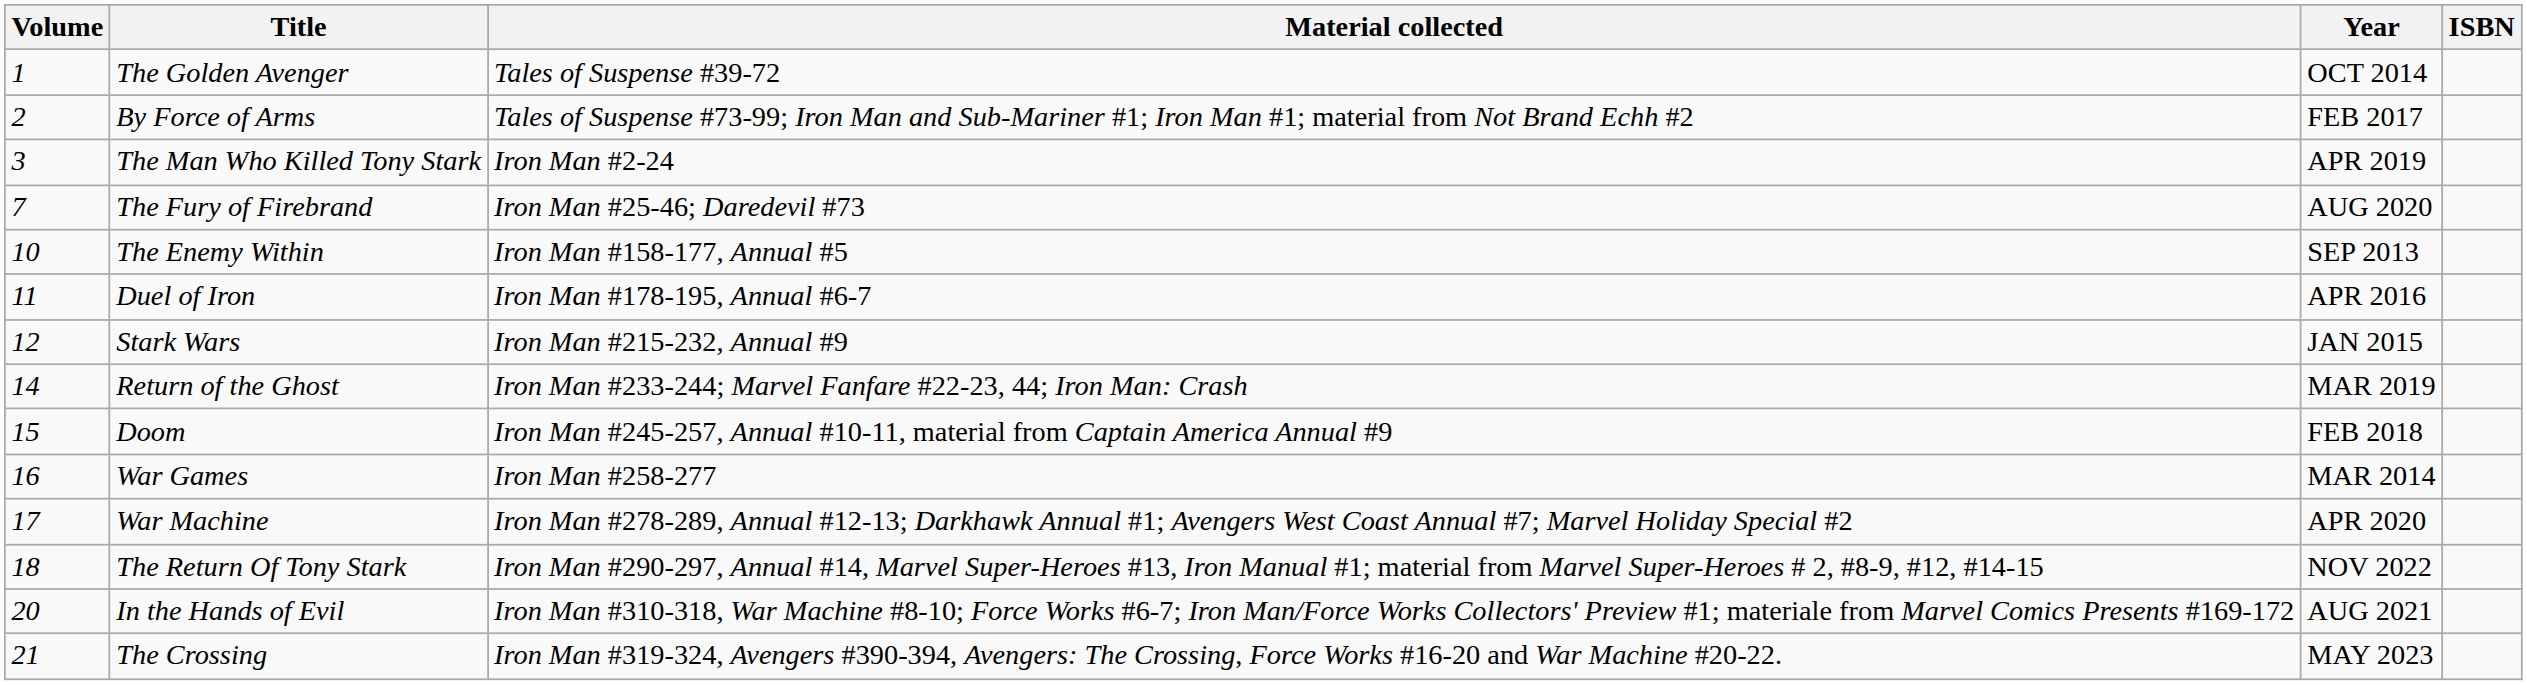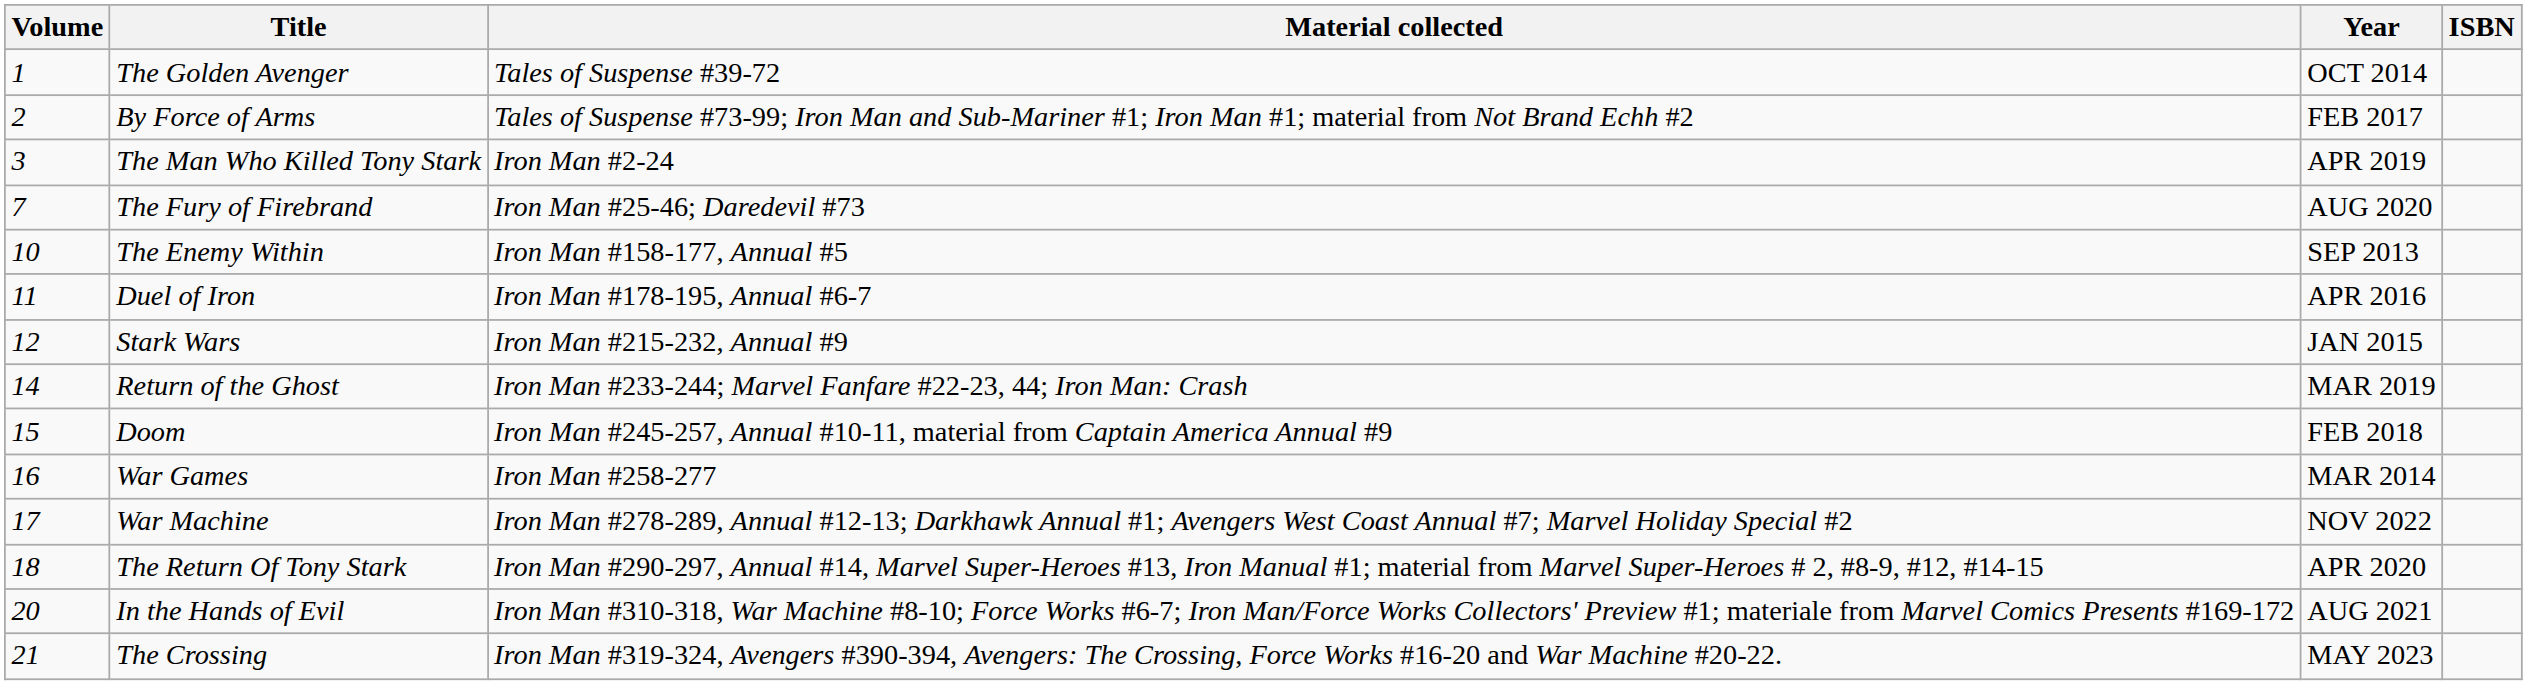(2367, 521) APR 2020 -> (2370, 521) NOV 2022
(2370, 565) NOV 2022 -> (2367, 565) APR 2020
